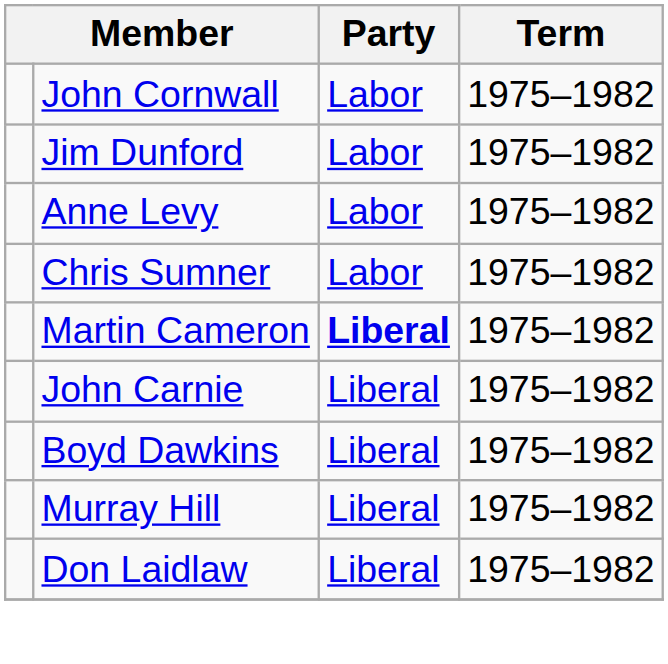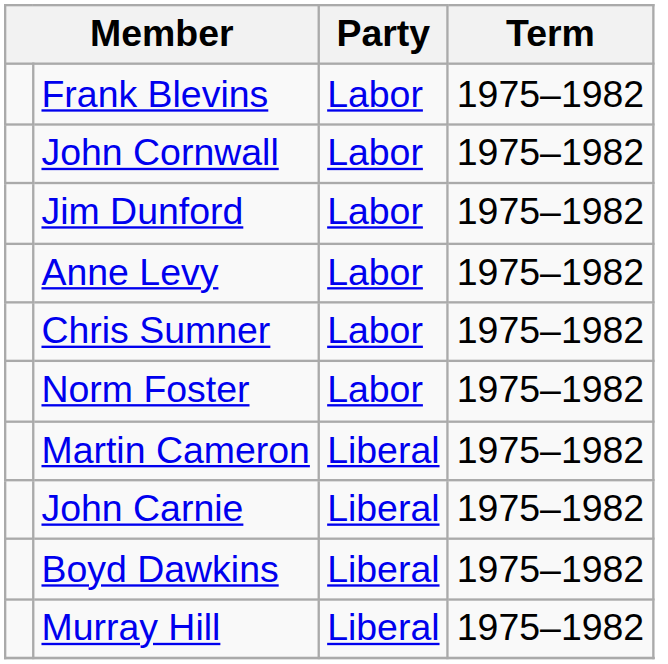+ row: (155, 93)
+ row: (145, 390)
(389, 331) bold -> (383, 449) normal
- row: (145, 568)
